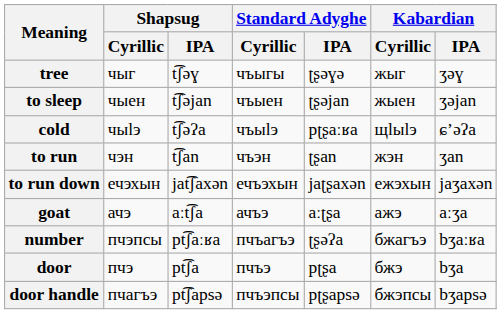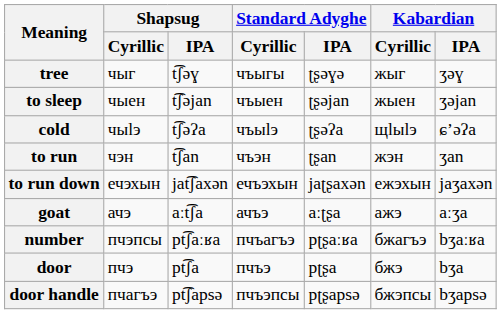(333, 128) pʈʂaːʁa -> (326, 128) ʈʂəʔa
(326, 239) ʈʂəʔa -> (333, 239) pʈʂaːʁa
